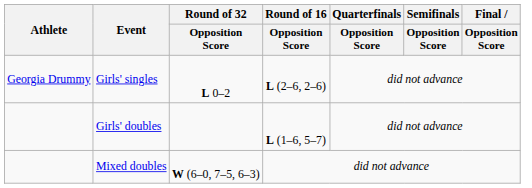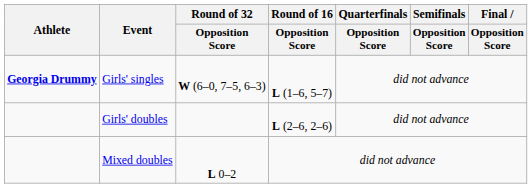(49, 79) normal -> (52, 79) bold
(216, 93) L 0–2 -> (222, 86) W (6–0, 7–5, 6–3)
(296, 86) L (2–6, 2–6) -> (302, 93) L (1–6, 5–7)
(296, 140) L (1–6, 5–7) -> (302, 126) L (2–6, 2–6)
(216, 174) W (6–0, 7–5, 6–3) -> (222, 174) L 0–2
